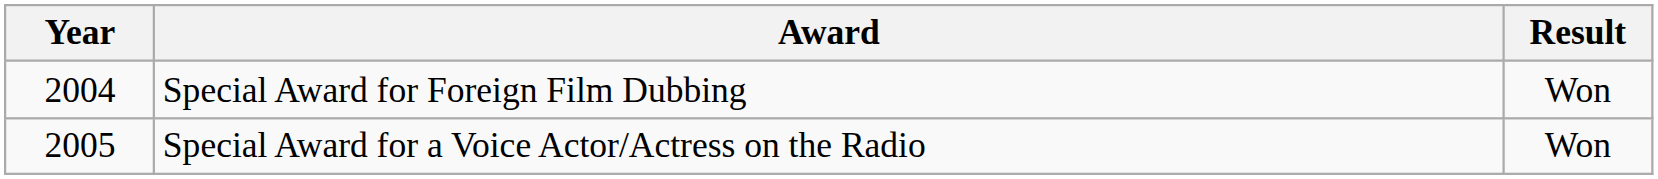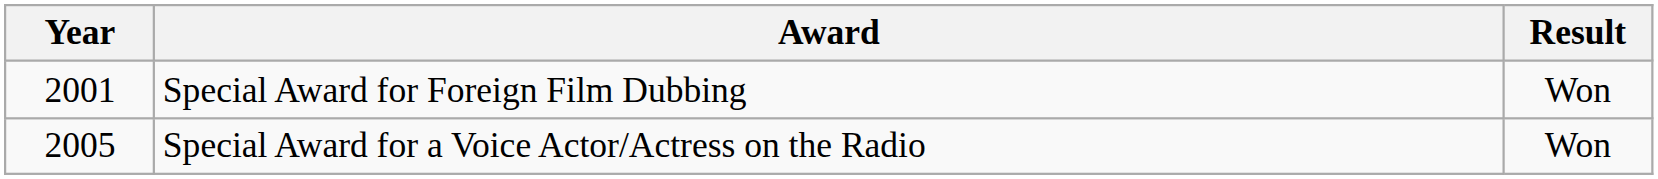(80, 88) 2004 -> (80, 88) 2001
